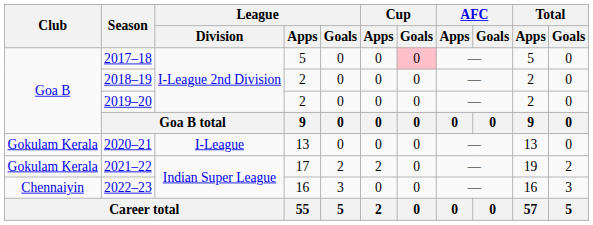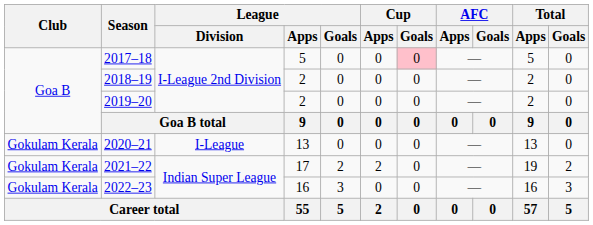(53, 187) Chennaiyin -> (53, 187) Gokulam Kerala
